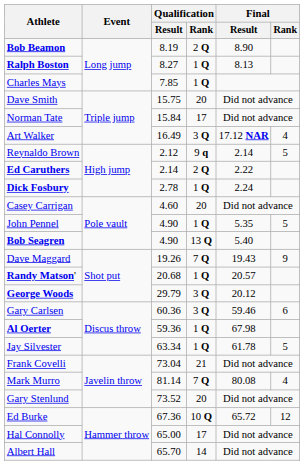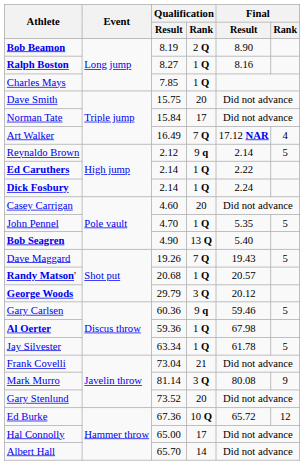(244, 65) 8.13 -> (244, 65) 8.16
(201, 135) 3 Q -> (201, 135) 7 Q
(201, 170) 2 Q -> (201, 170) 1 Q
(169, 188) 2.78 -> (169, 188) 2.14
(169, 223) 4.90 -> (169, 223) 4.70
(285, 258) 9 -> (285, 258) 5
(201, 311) 3 Q -> (201, 311) 9 q
(285, 311) 6 -> (285, 311) 5
(201, 381) 7 Q -> (201, 381) 3 Q
(285, 381) 4 -> (285, 381) 9
